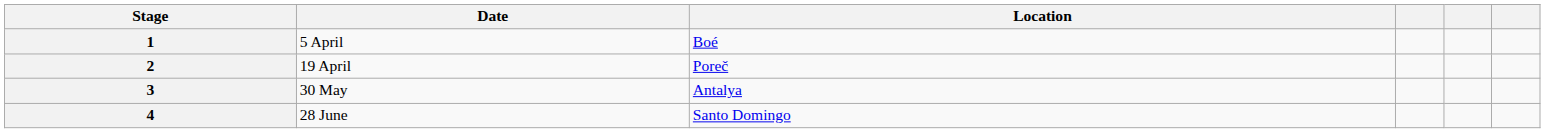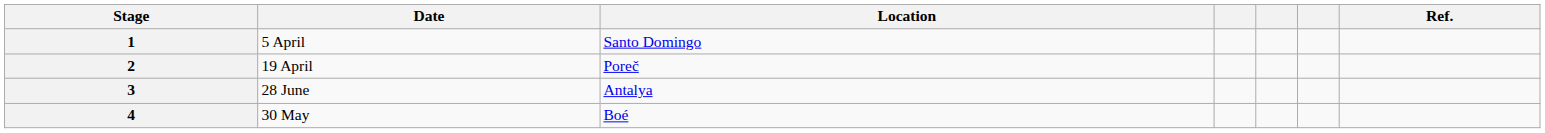+ column: (1440, 16)
(705, 41) Boé -> (652, 41) Santo Domingo
(324, 90) 30 May -> (286, 90) 28 June
(324, 115) 28 June -> (286, 115) 30 May
(742, 115) Santo Domingo -> (616, 115) Boé
